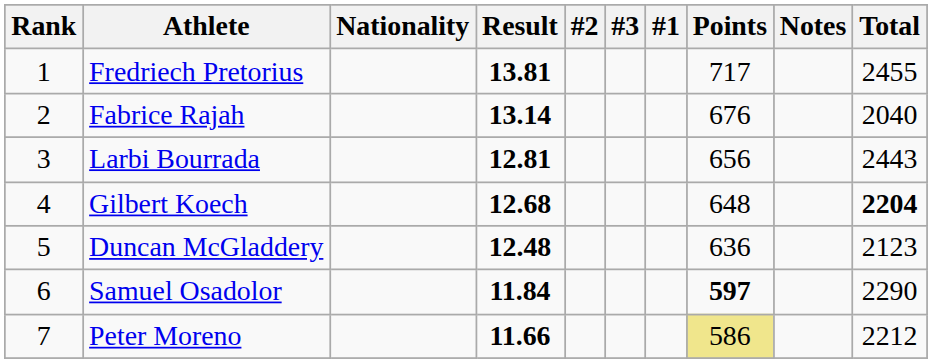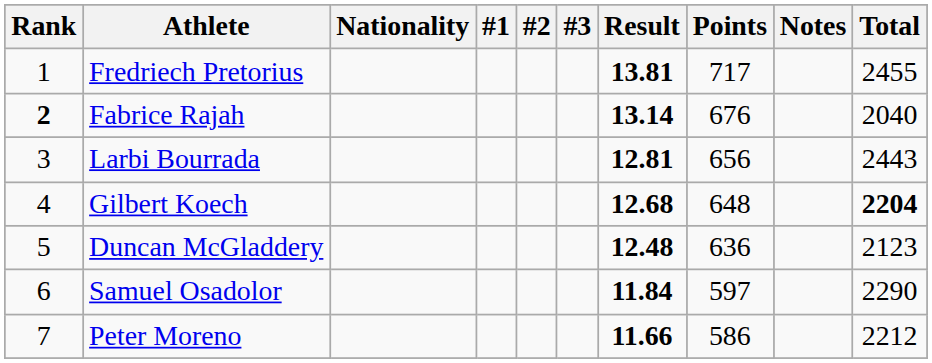columns swapped: (666, 26) <-> (520, 26)
(44, 114) normal -> (44, 114) bold
(730, 291) bold -> (730, 291) normal
(730, 335) khaki background -> (730, 335) no background
